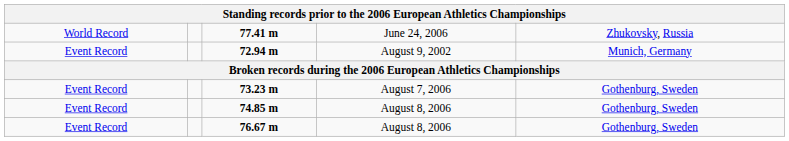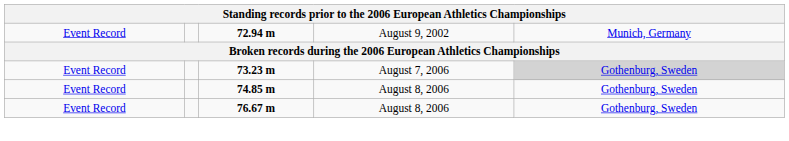- row: (259, 32)
(650, 89) no background -> (649, 70) lightgrey background
